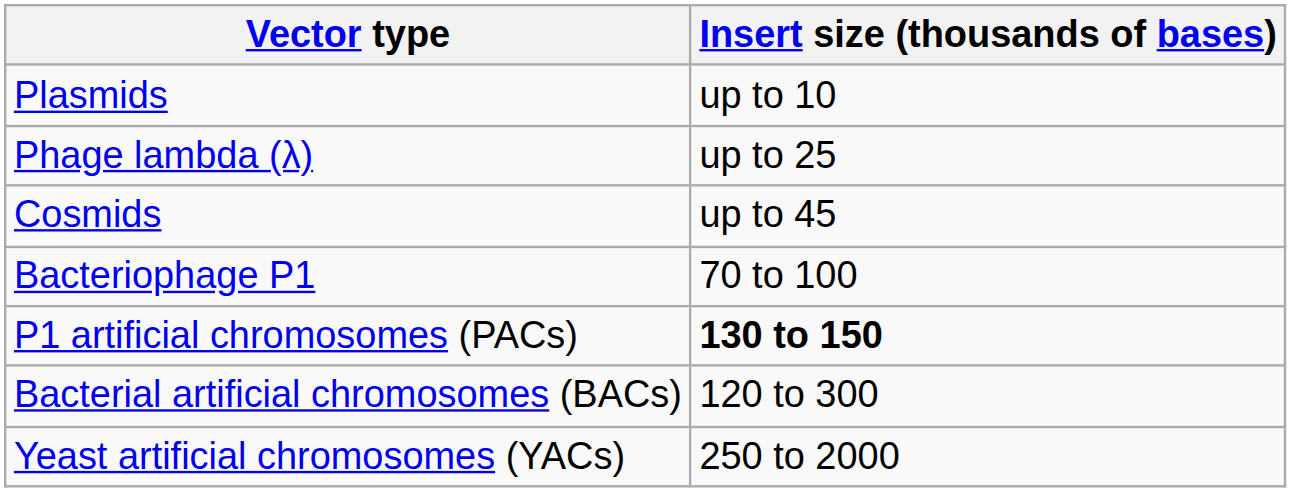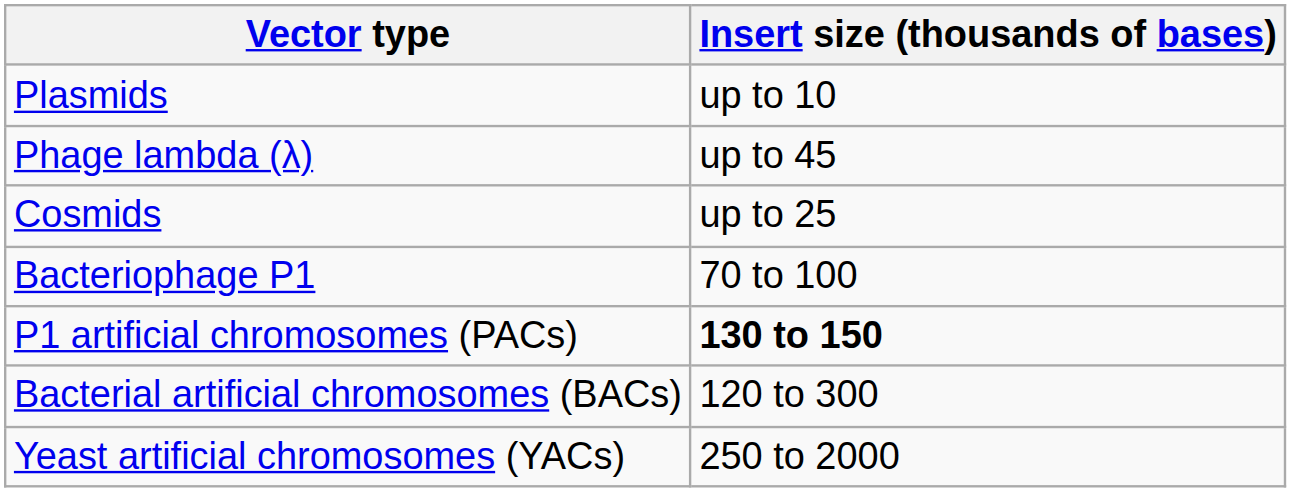(768, 154) up to 25 -> (768, 154) up to 45
(768, 214) up to 45 -> (768, 214) up to 25
